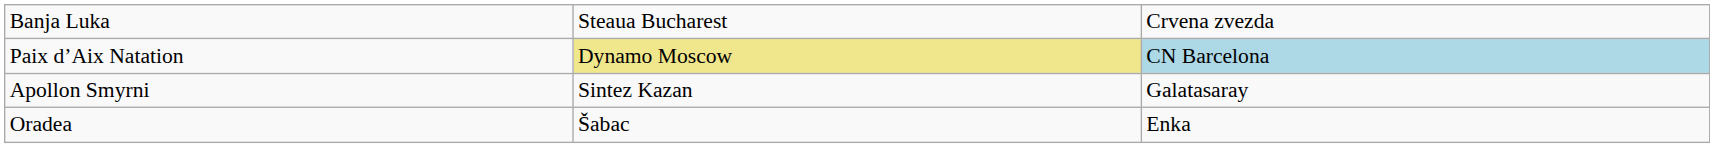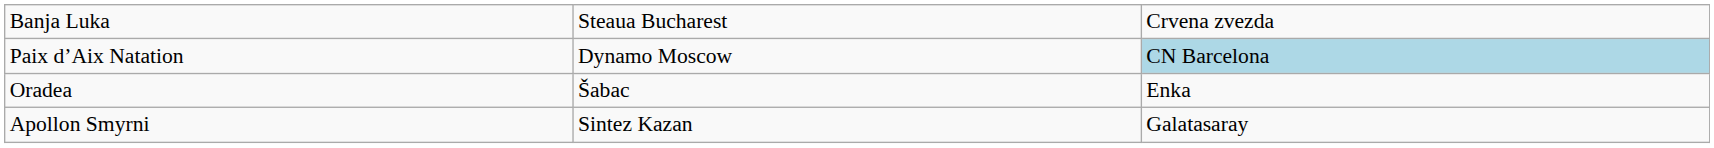(655, 55) khaki background -> (655, 55) no background
rows swapped: (80, 90) <-> (41, 124)
